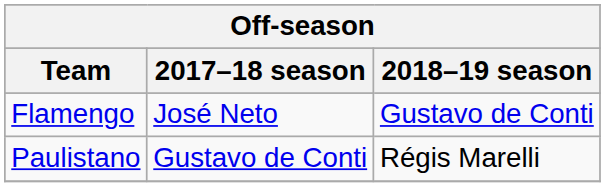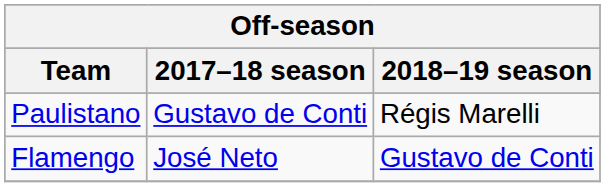rows swapped: (73, 114) <-> (76, 158)
